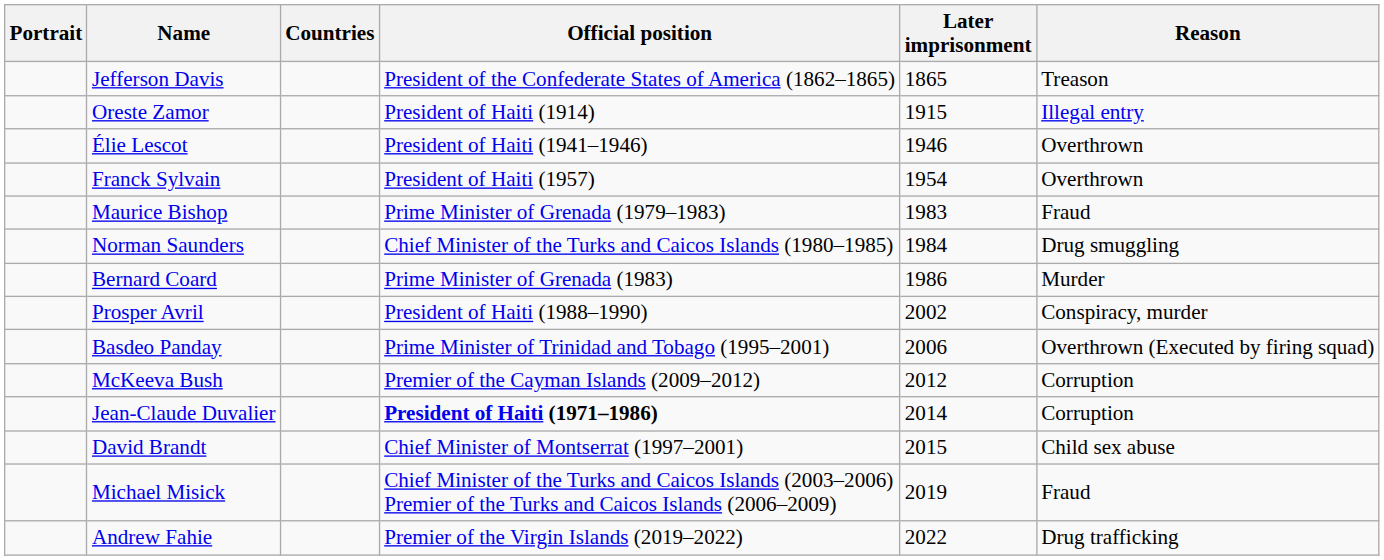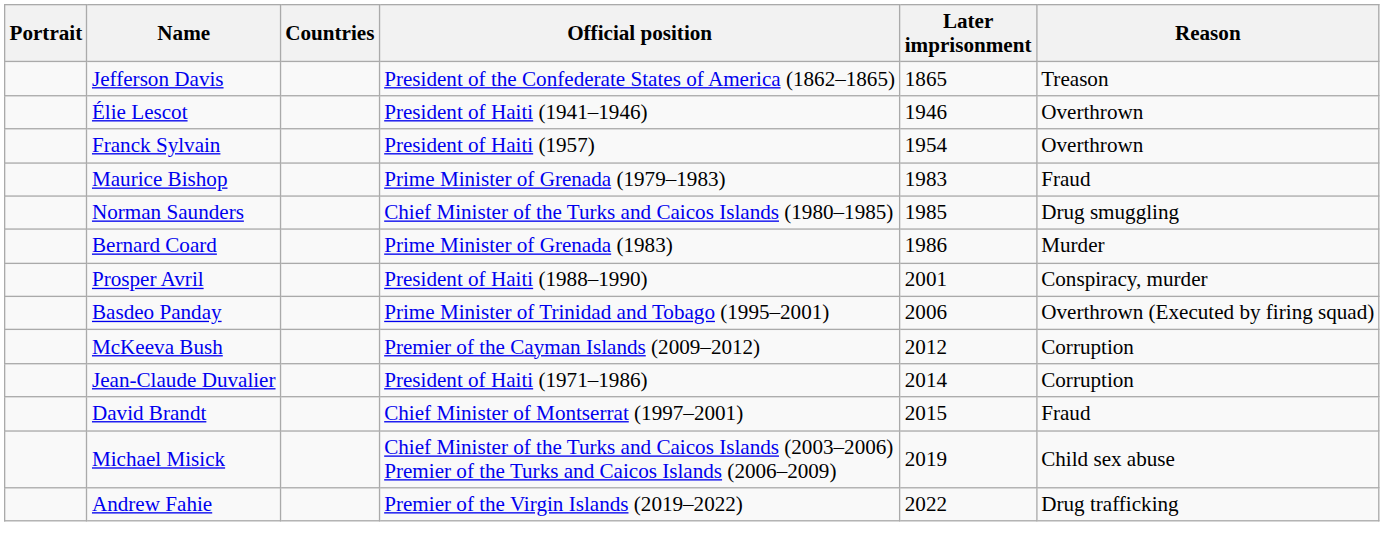- row: (150, 111)
(926, 245) 1984 -> (926, 212) 1985
(926, 312) 2002 -> (926, 279) 2001
(521, 413) bold -> (516, 379) normal
(1108, 446) Child sex abuse -> (1066, 413) Fraud
(1066, 492) Fraud -> (1108, 458) Child sex abuse
